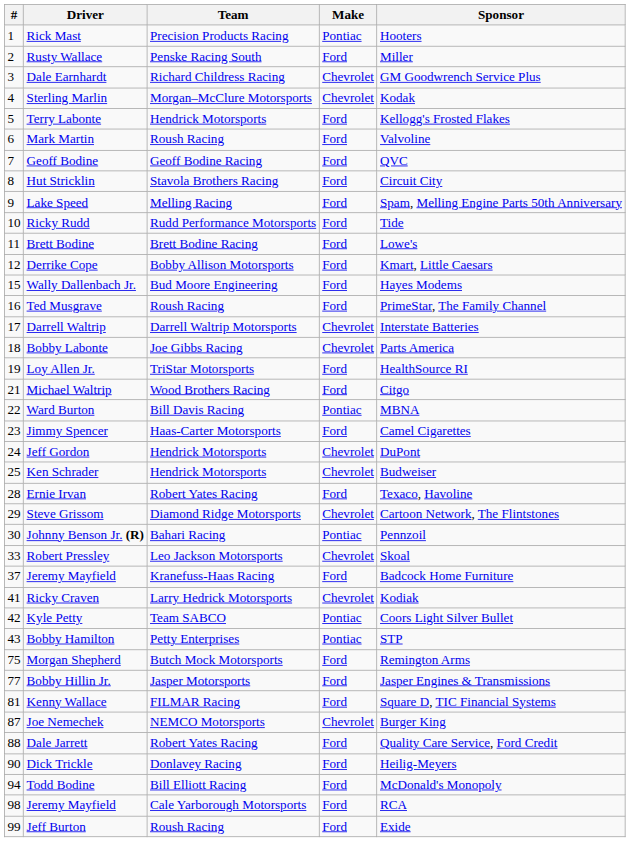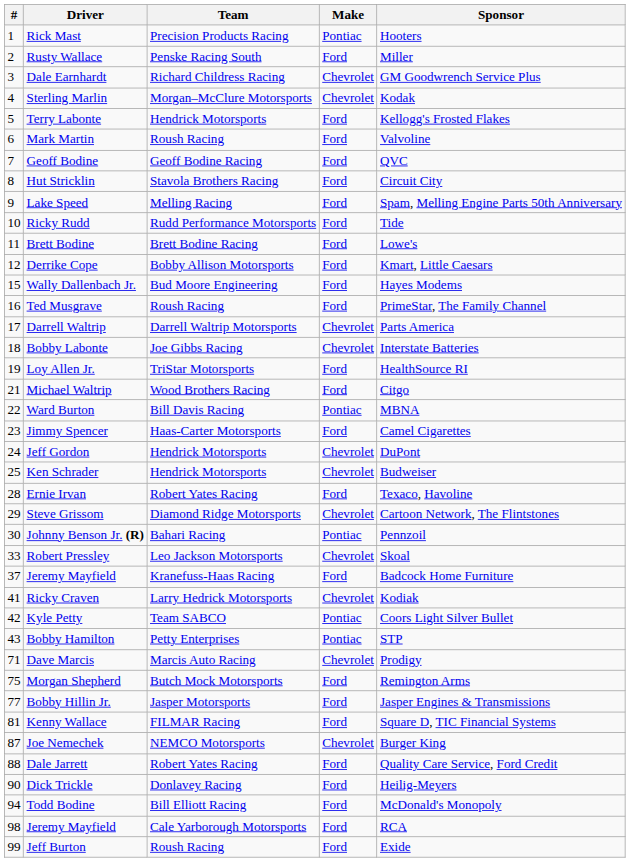(429, 327) Interstate Batteries -> (417, 327) Parts America
(417, 347) Parts America -> (429, 347) Interstate Batteries
+ row: (14, 659)
